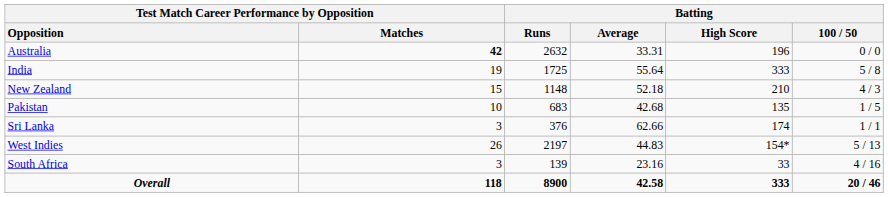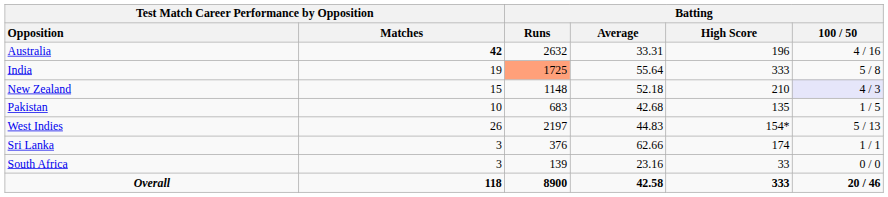(870, 51) 0 / 0 -> (867, 51) 4 / 16
(555, 70) no background -> (555, 70) lightsalmon background
(870, 88) no background -> (870, 88) lavender background
rows swapped: (31, 126) <-> (35, 145)
(867, 164) 4 / 16 -> (870, 164) 0 / 0
